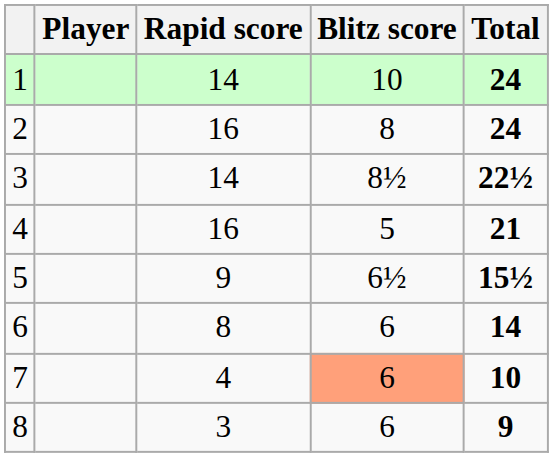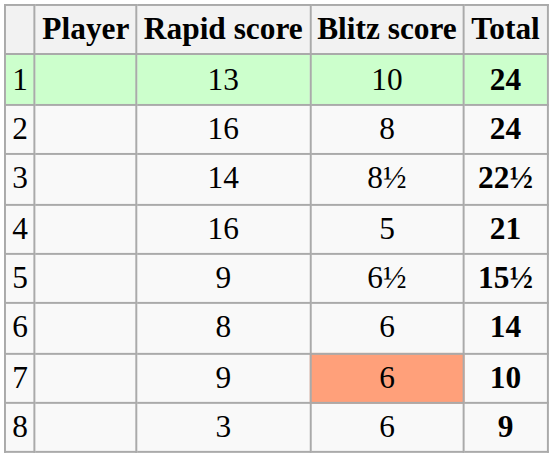(223, 79) 14 -> (223, 79) 13
(223, 377) 4 -> (223, 377) 9
